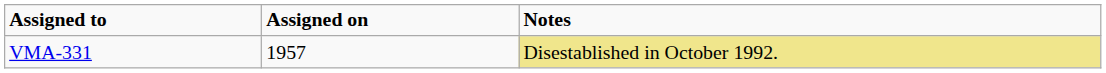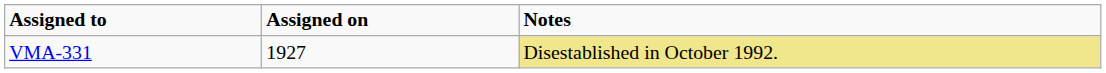(286, 51) 1957 -> (286, 51) 1927
